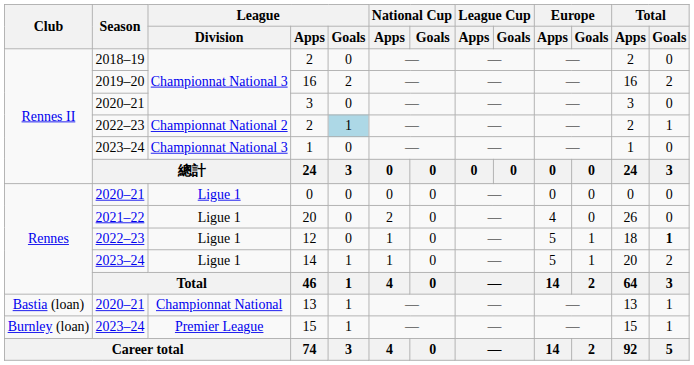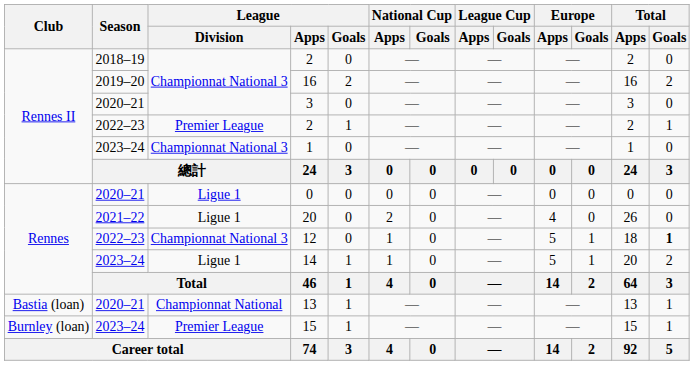(219, 125) Championnat National 2 -> (219, 125) Premier League
(348, 125) lightblue background -> (348, 125) no background
(219, 238) Ligue 1 -> (219, 238) Championnat National 3
